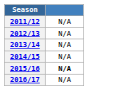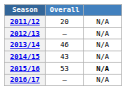+ column: (65, 10)
